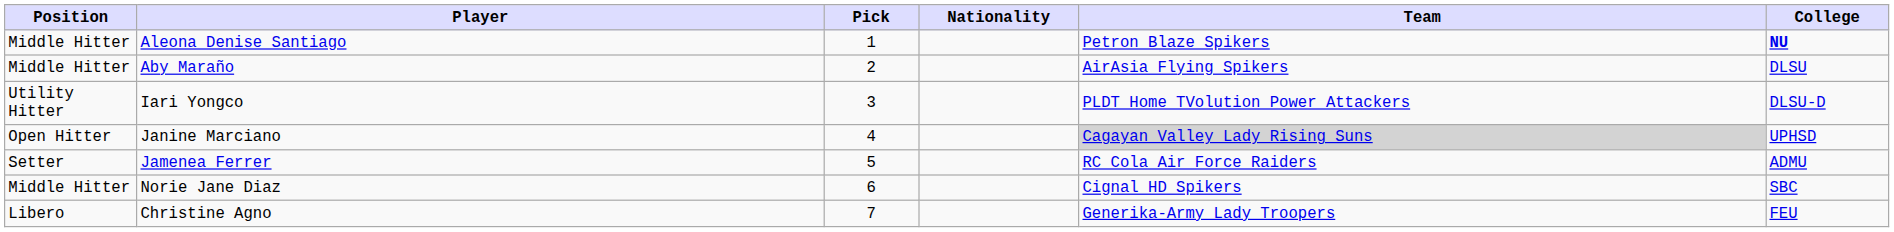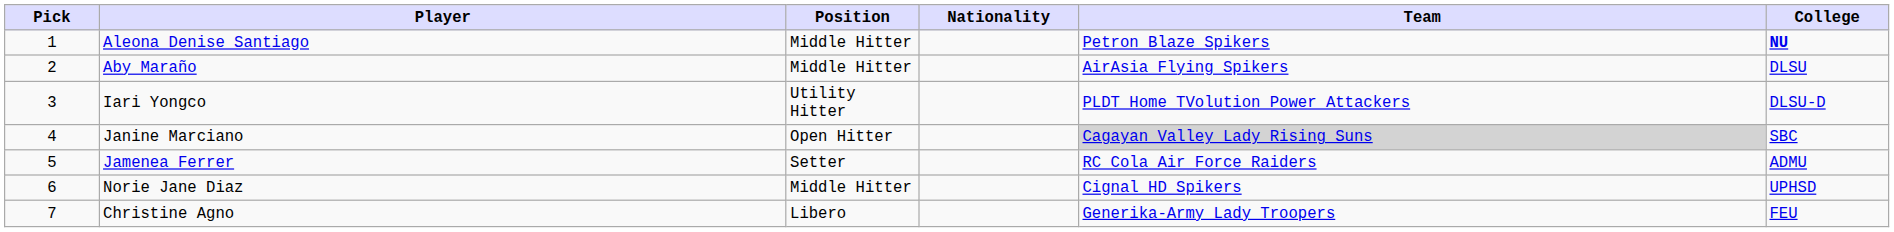columns swapped: (871, 17) <-> (71, 17)
(1793, 137) UPHSD -> (1784, 137) SBC
(1784, 188) SBC -> (1793, 188) UPHSD
